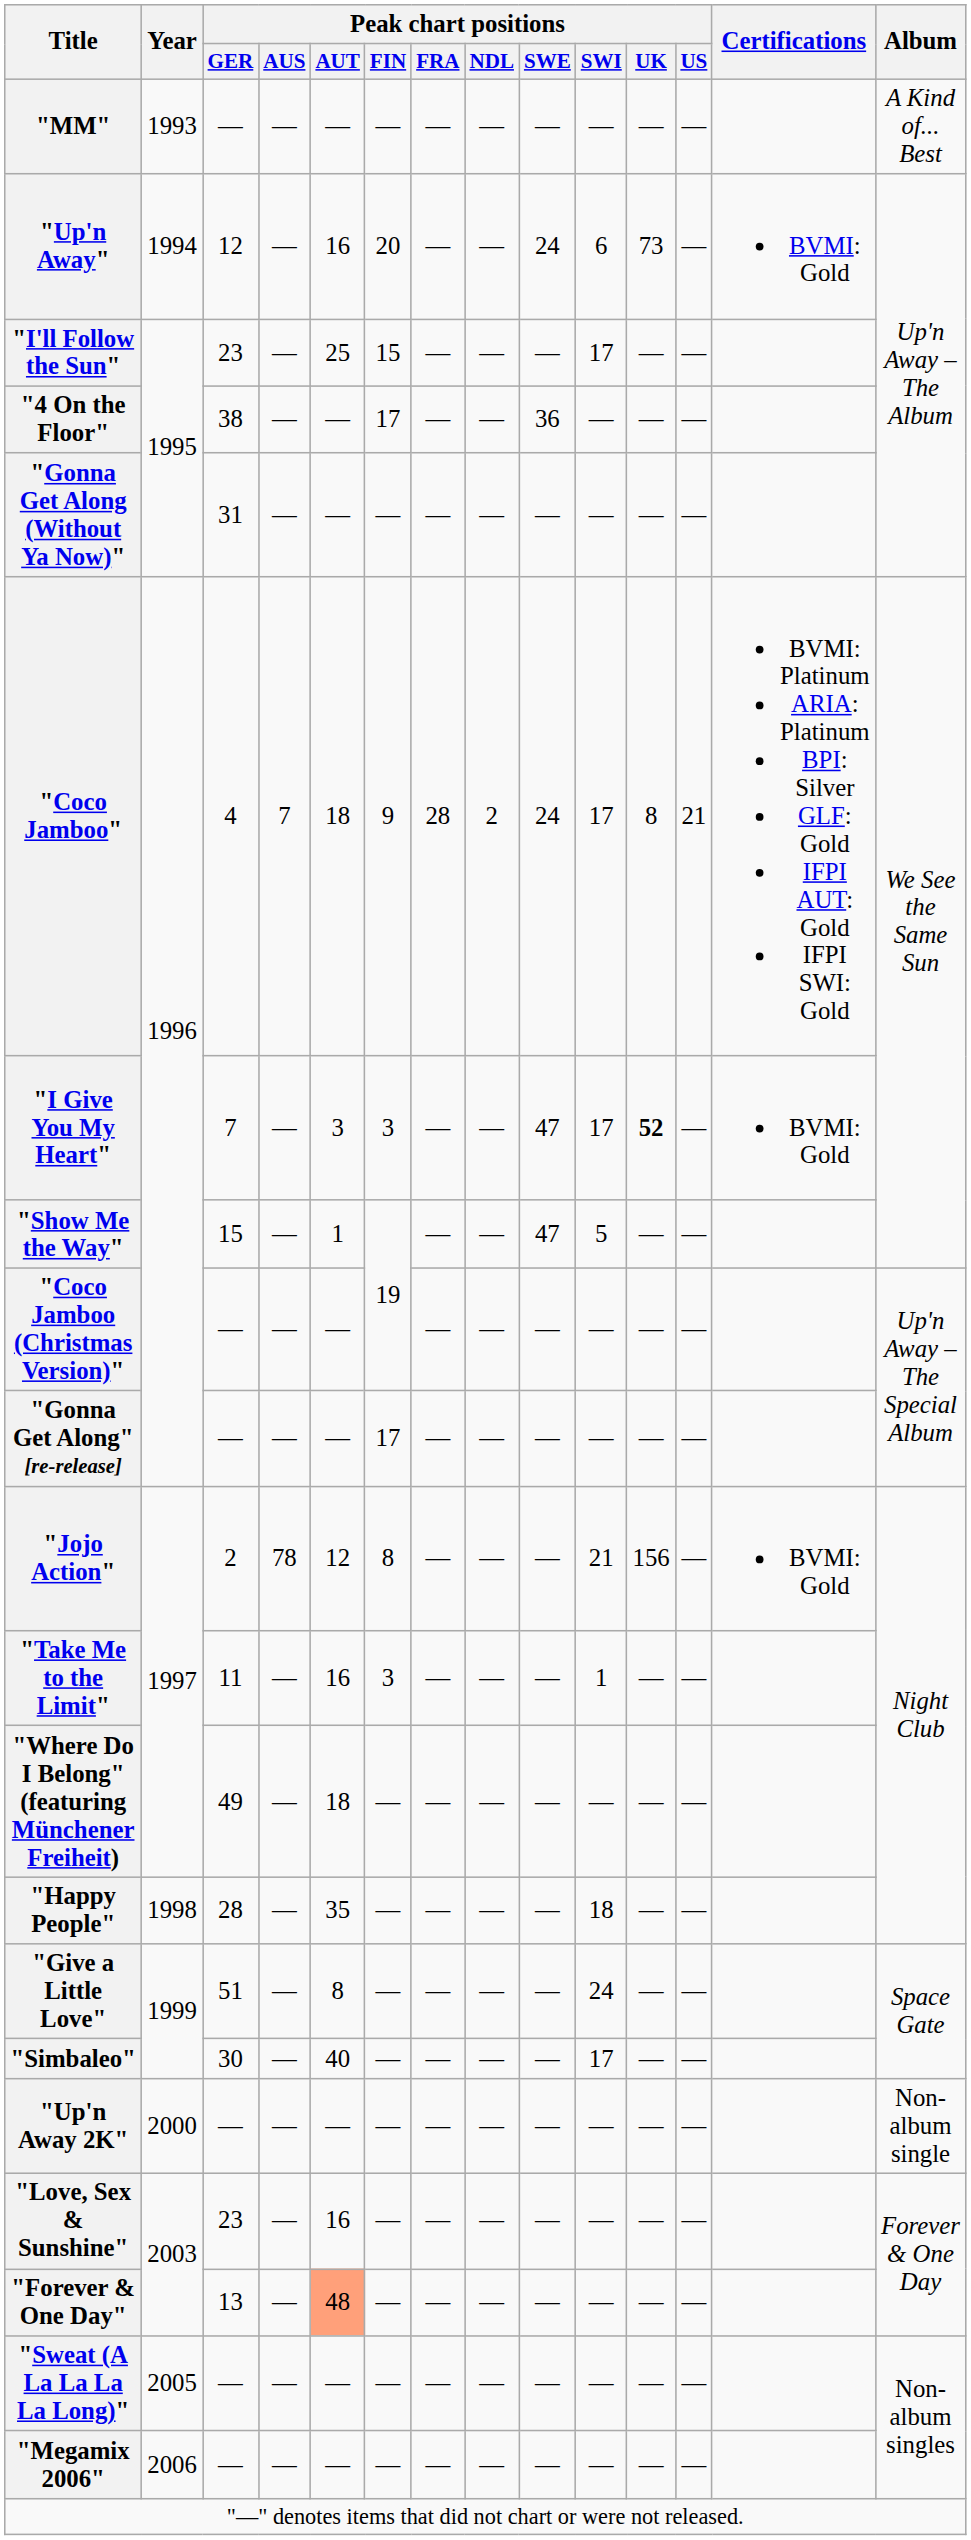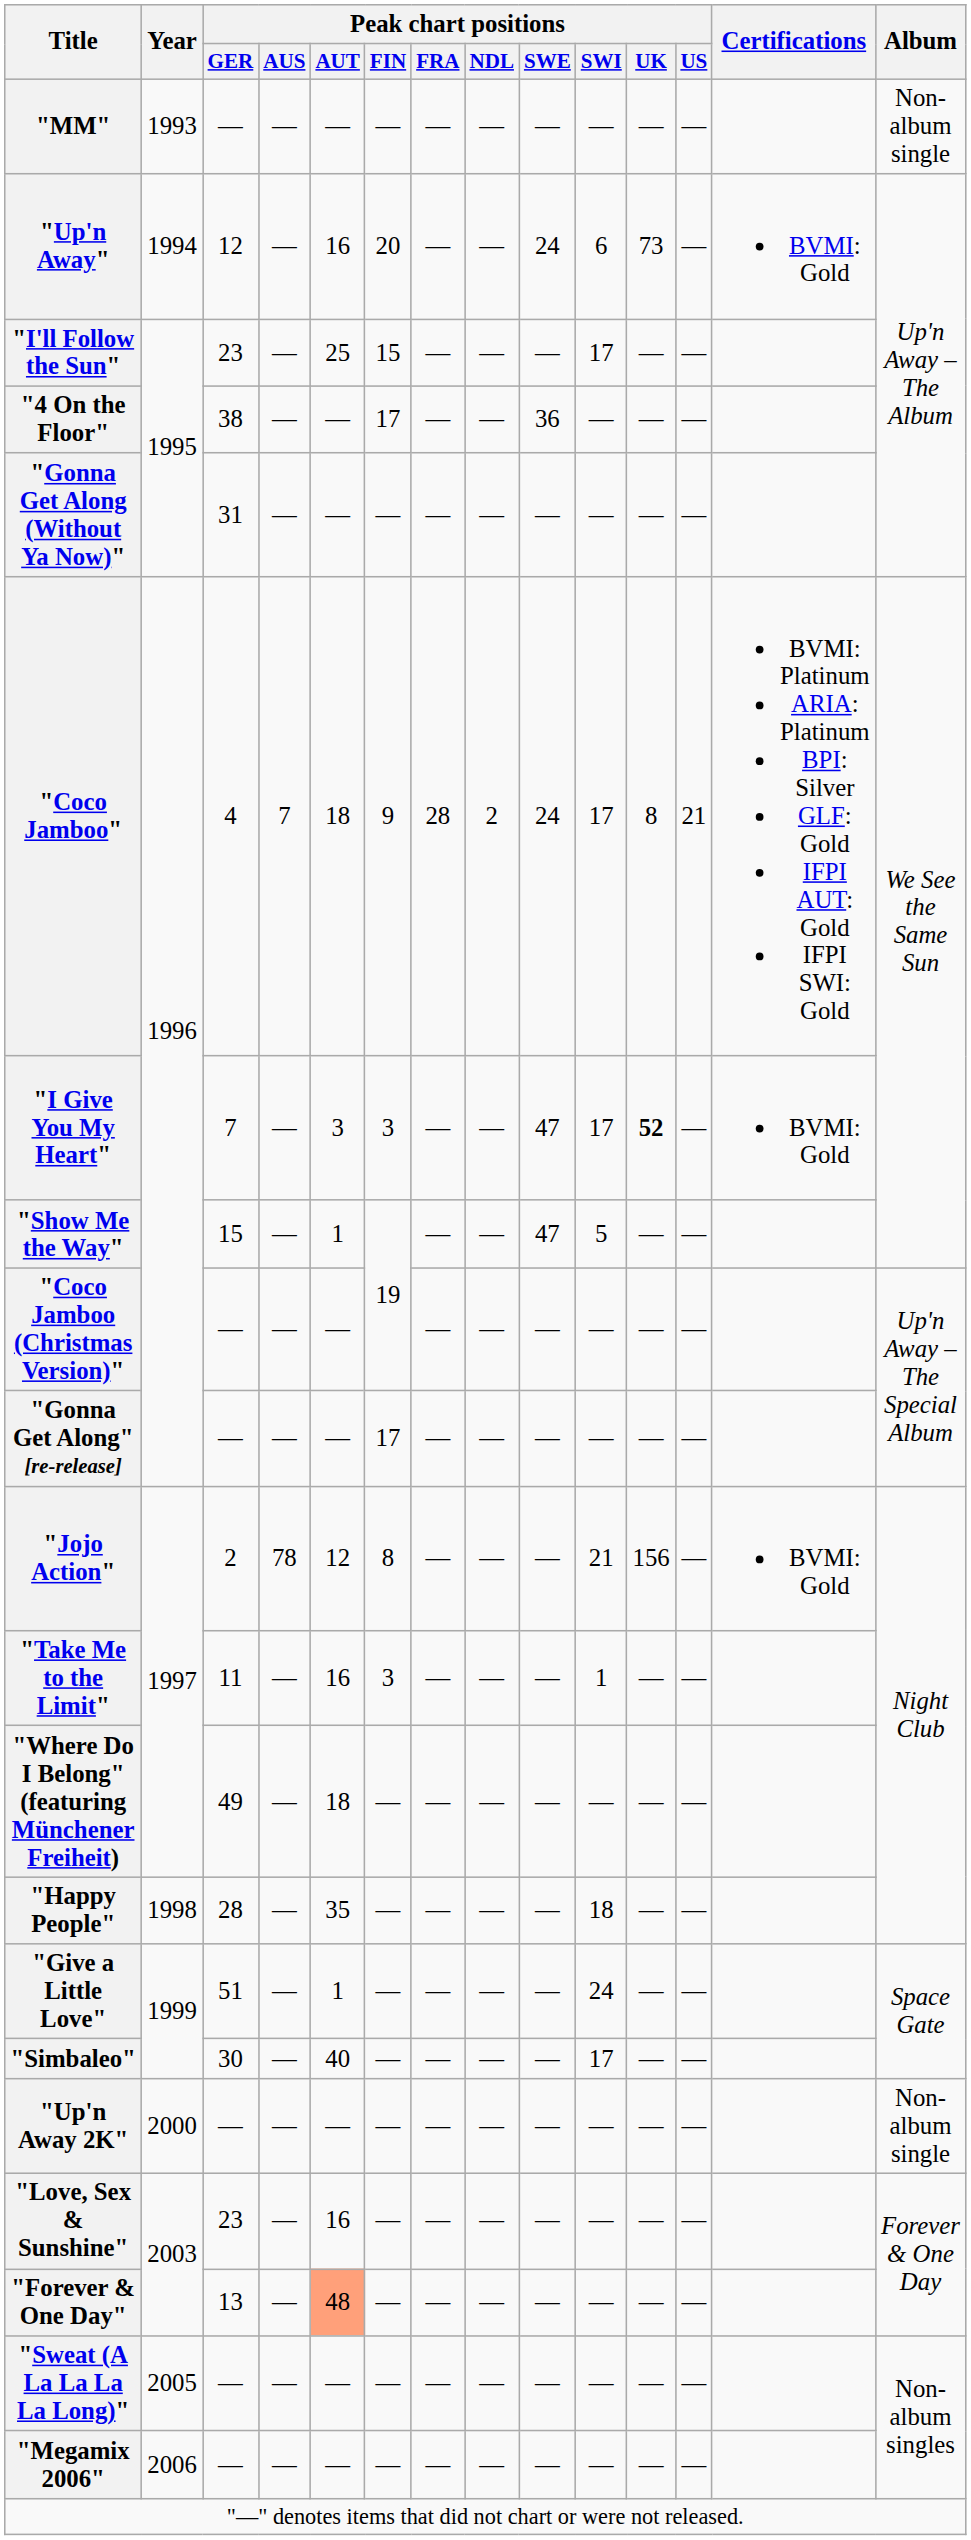(920, 126) A Kind of... Best -> (921, 126) Non-album single
(338, 1991) 8 -> (338, 1991) 1
